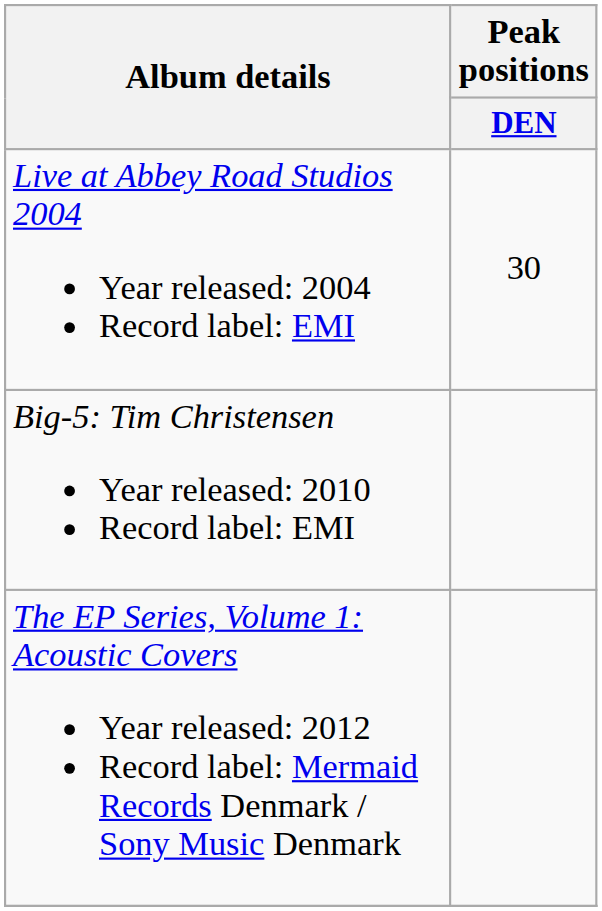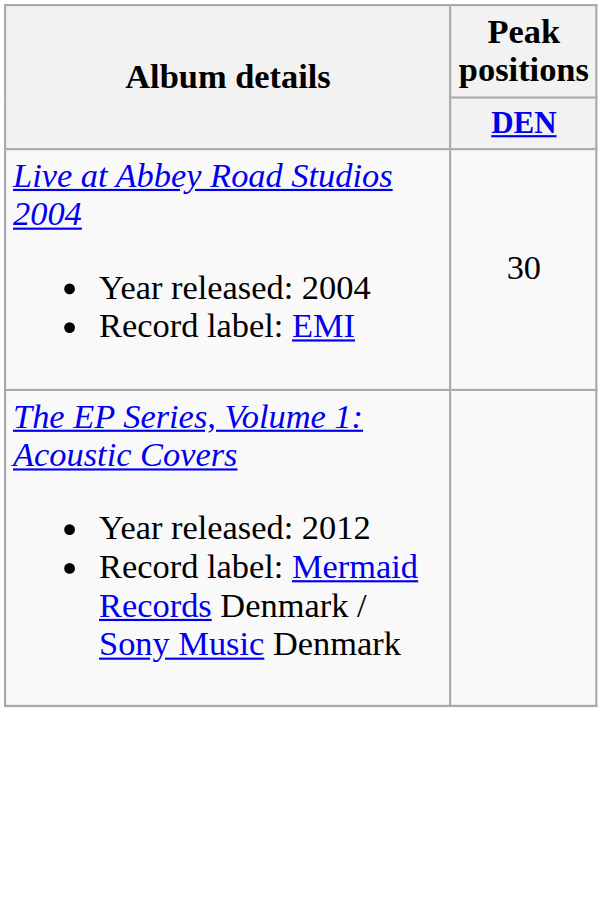- row: (228, 472)
